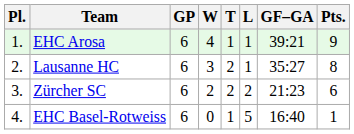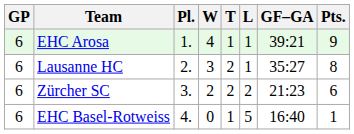columns swapped: (17, 16) <-> (184, 16)
